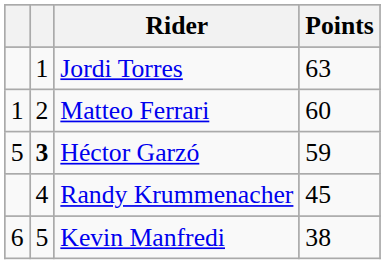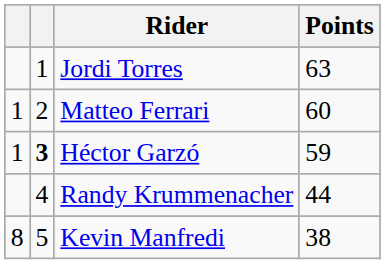(17, 152) 5 -> (17, 152) 1
(318, 195) 45 -> (318, 195) 44
(17, 237) 6 -> (17, 237) 8
